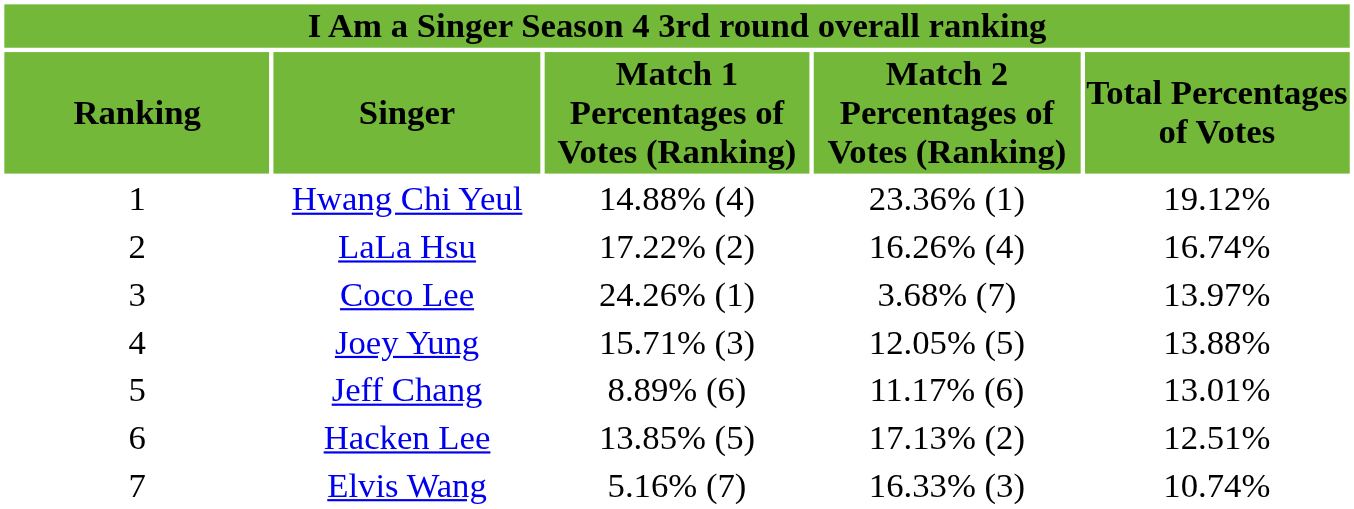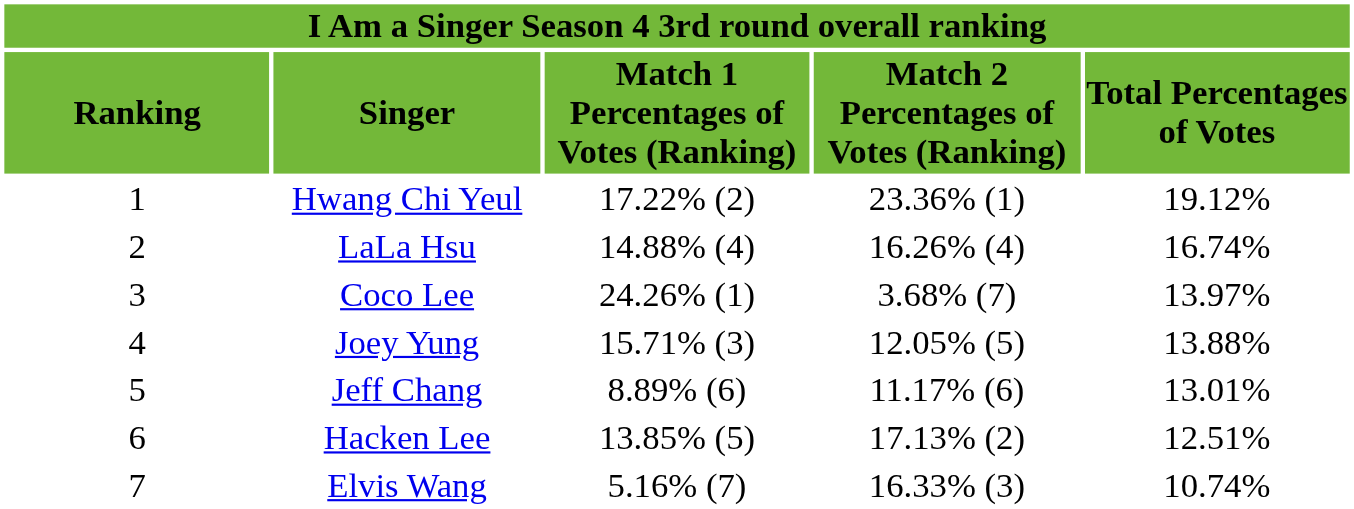(677, 199) 14.88% (4) -> (677, 199) 17.22% (2)
(677, 246) 17.22% (2) -> (677, 246) 14.88% (4)
